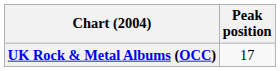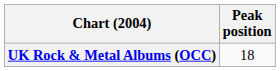(247, 54) 17 -> (247, 54) 18
